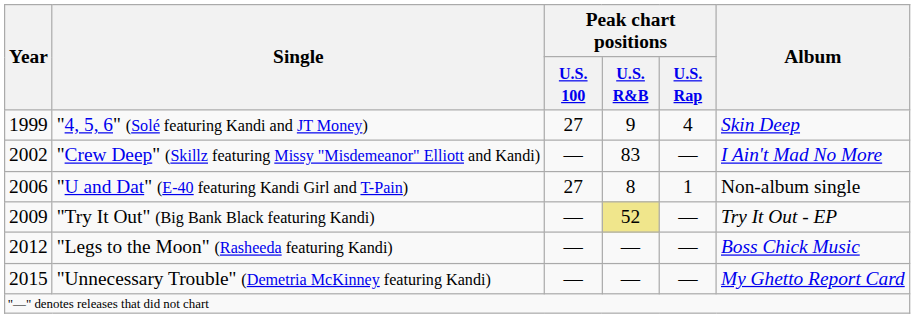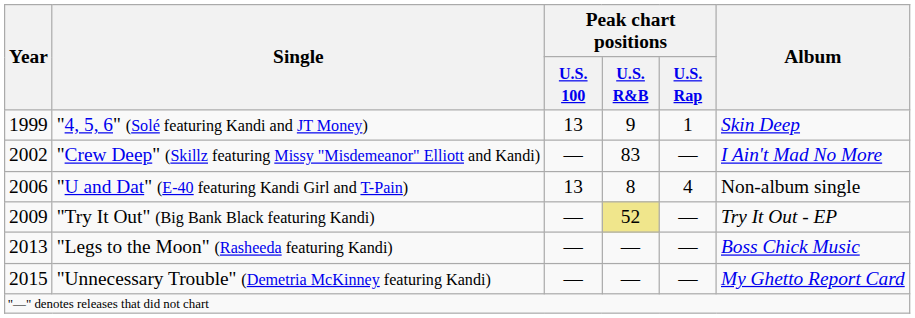(573, 124) 27 -> (573, 124) 13
(688, 124) 4 -> (688, 124) 1
(573, 186) 27 -> (573, 186) 13
(688, 186) 1 -> (688, 186) 4
(28, 247) 2012 -> (28, 247) 2013
